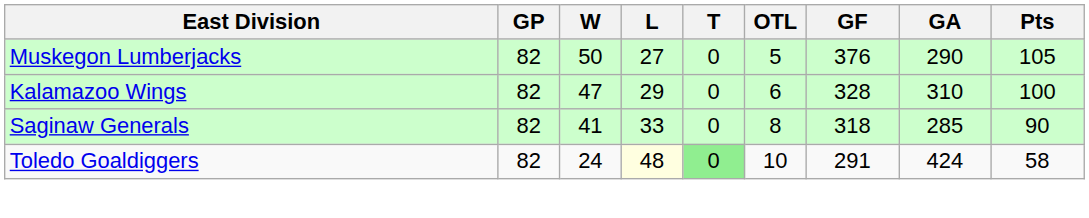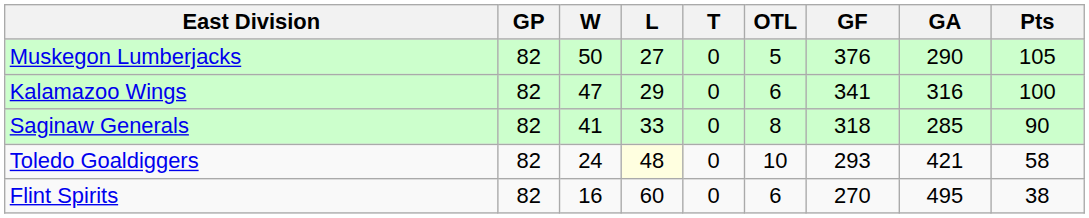(852, 91) 328 -> (852, 91) 341
(945, 91) 310 -> (945, 91) 316
(714, 160) lightgreen background -> (714, 160) no background
(852, 160) 291 -> (852, 160) 293
(945, 160) 424 -> (945, 160) 421
+ row: (64, 195)
